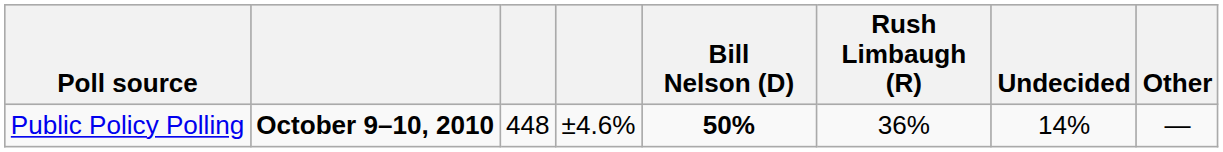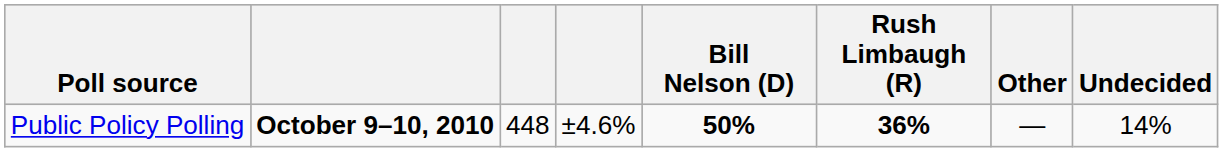columns swapped: (1178, 83) <-> (1064, 83)
(904, 125) normal -> (904, 125) bold
